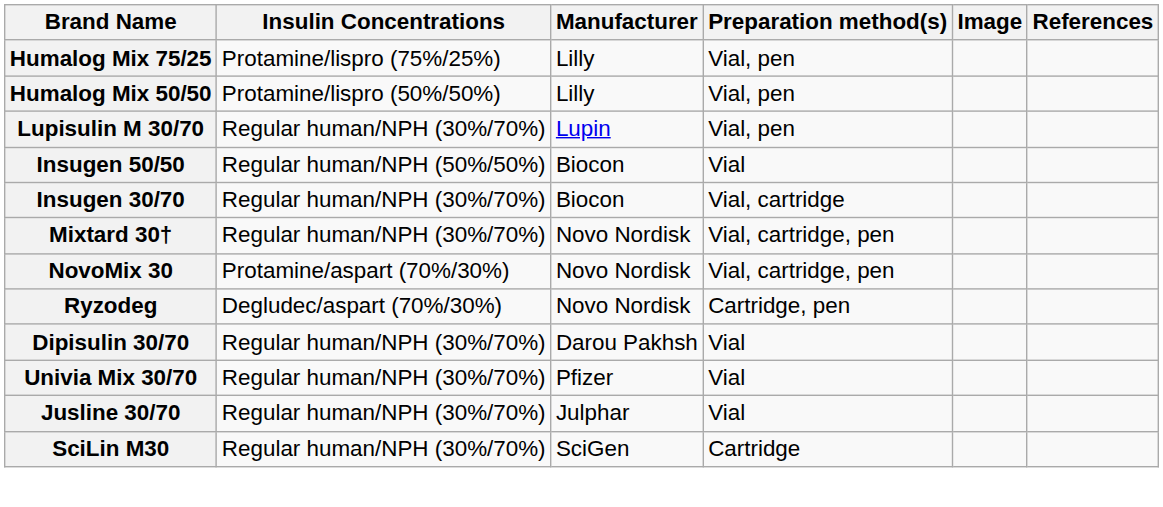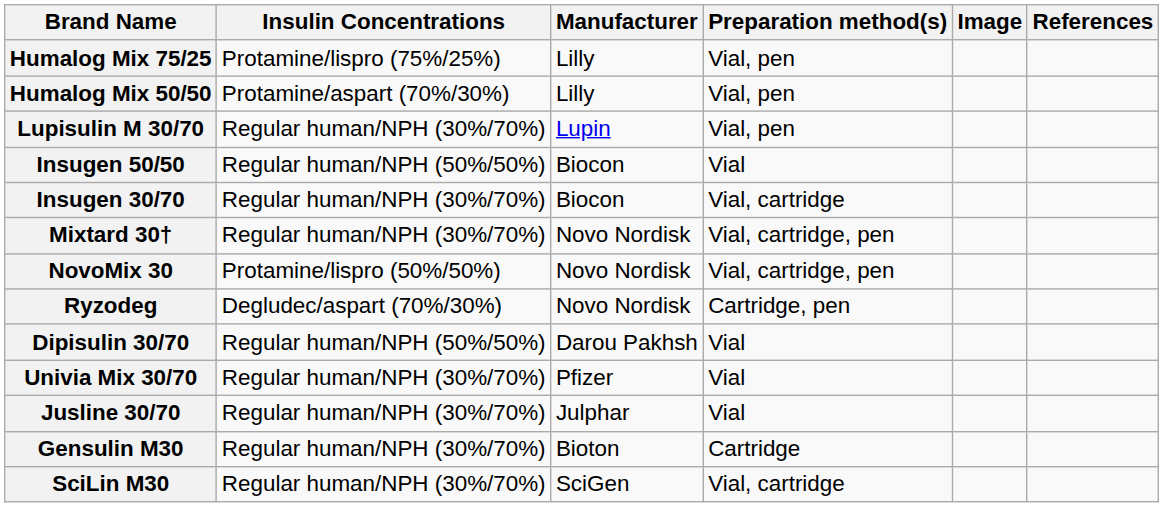(361, 93) Protamine/lispro (50%/50%) -> (366, 93) Protamine/aspart (70%/30%)
(366, 270) Protamine/aspart (70%/30%) -> (361, 270) Protamine/lispro (50%/50%)
(384, 341) Regular human/NPH (30%/70%) -> (384, 341) Regular human/NPH (50%/50%)
+ row: (111, 448)
(754, 448) Cartridge -> (776, 484) Vial, cartridge
